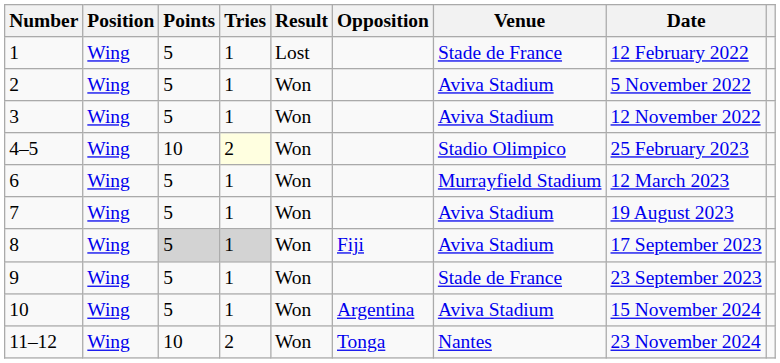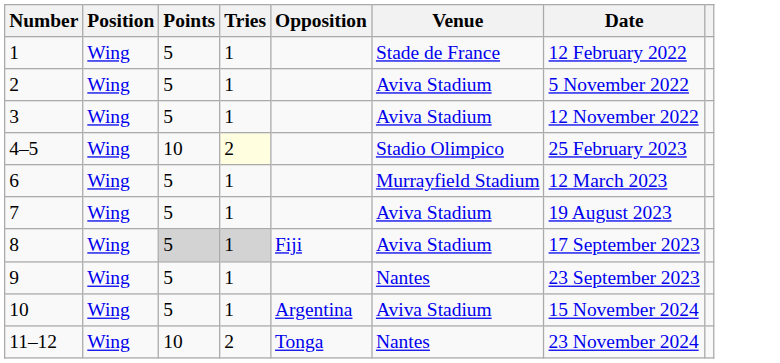- column: (302, 20)
(500, 277) Stade de France -> (403, 277) Nantes
